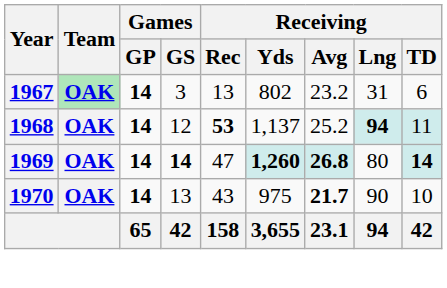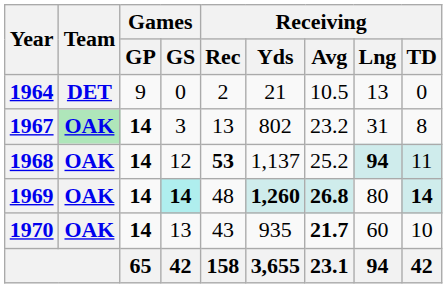+ row: (32, 91)
(422, 91) 6 -> (422, 126) 8
(181, 160) no background -> (181, 195) paleturquoise background
(223, 160) 47 -> (223, 195) 48
(275, 195) 975 -> (275, 230) 935
(377, 195) 90 -> (377, 230) 60
